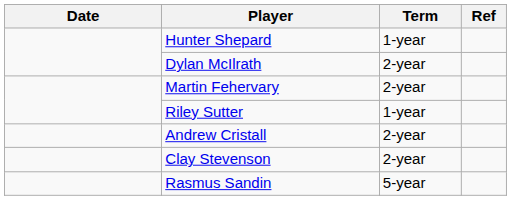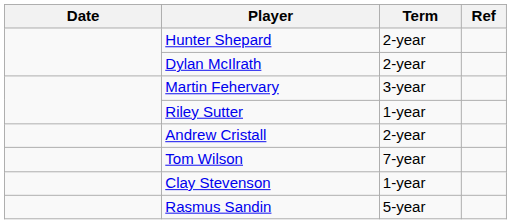(404, 40) 1-year -> (404, 40) 2-year
(404, 87) 2-year -> (404, 87) 3-year
+ row: (204, 159)
(404, 159) 2-year -> (404, 183) 1-year
